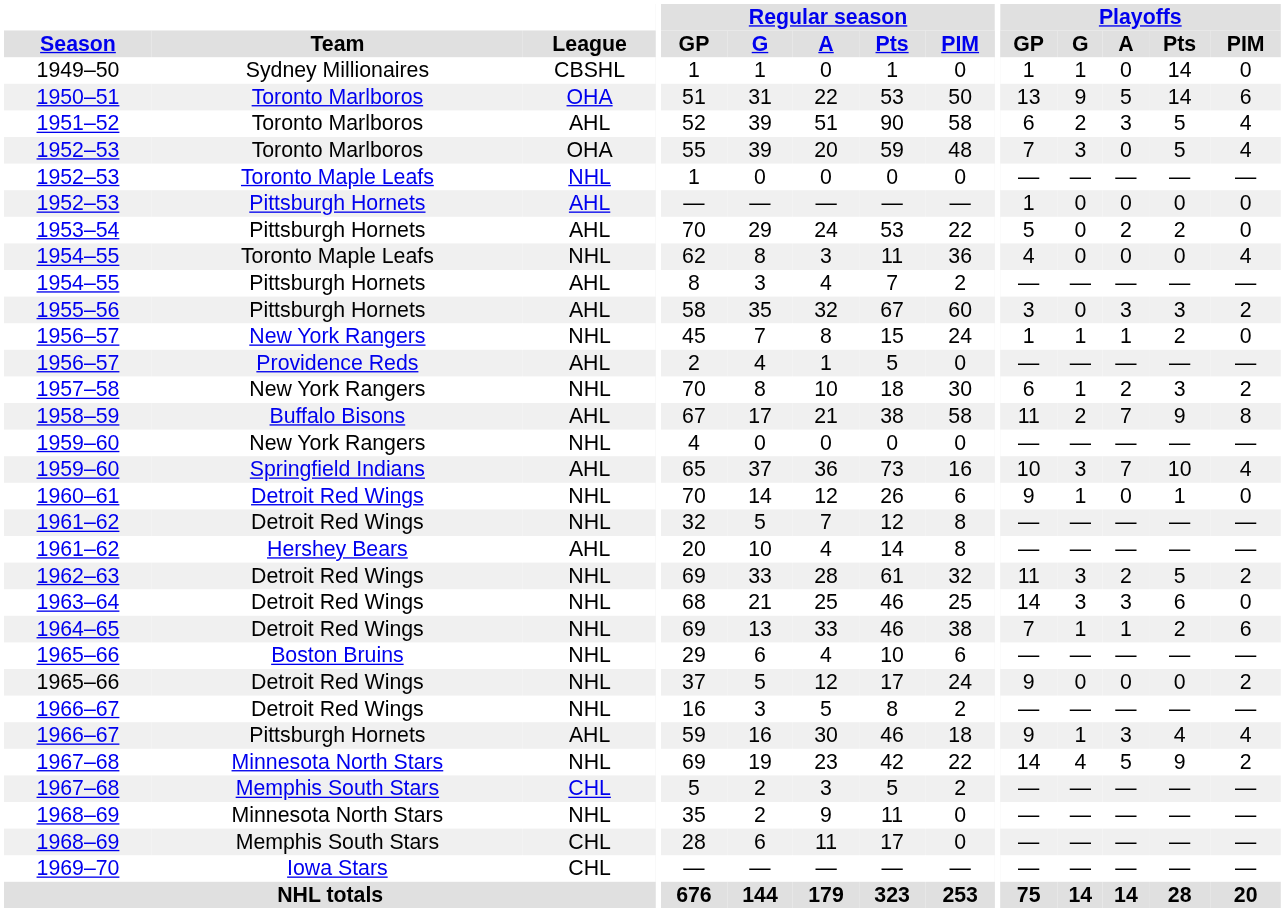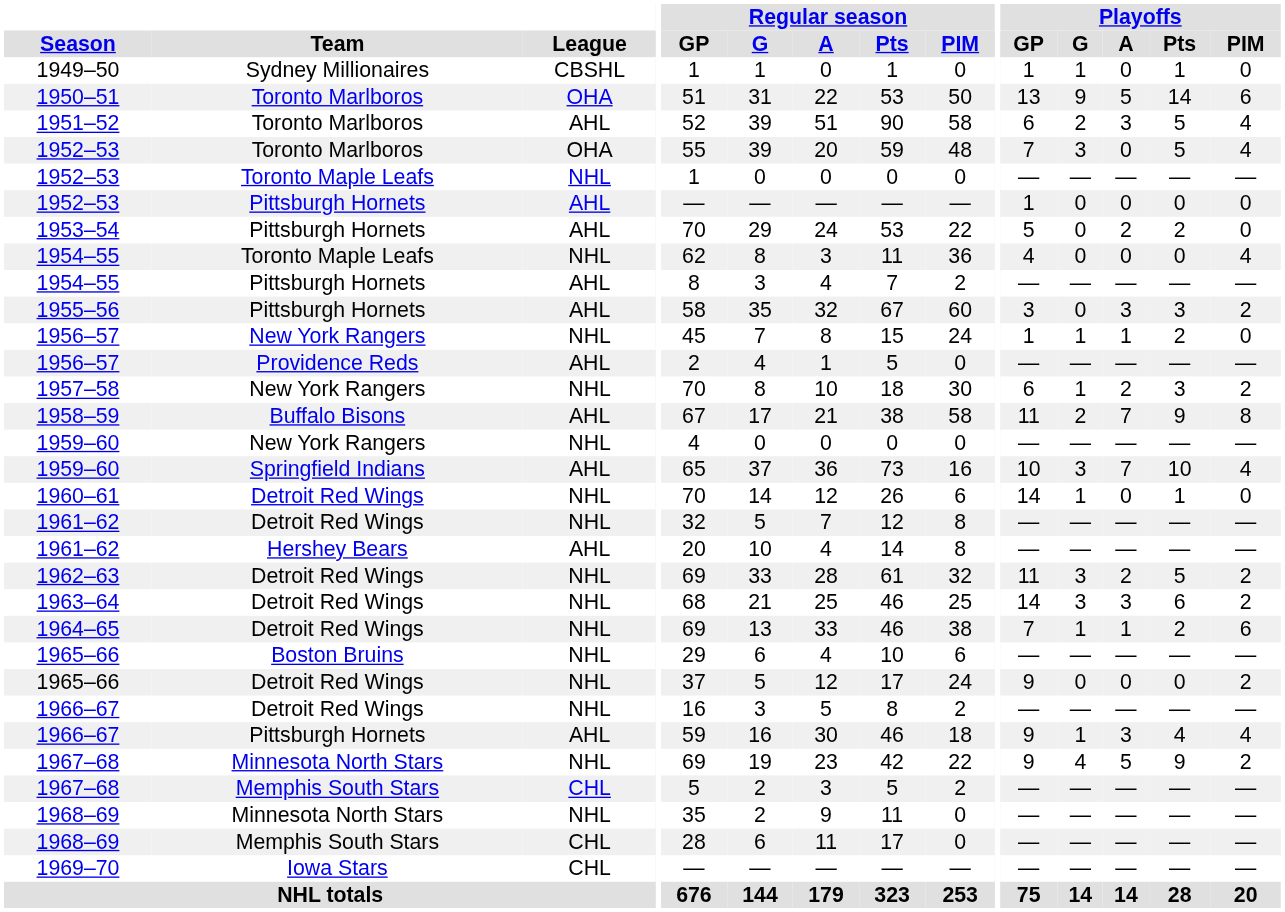(1180, 70) 14 -> (1180, 70) 1
(1029, 495) 9 -> (1029, 495) 14
(1246, 602) 0 -> (1246, 602) 2
(1029, 761) 14 -> (1029, 761) 9
